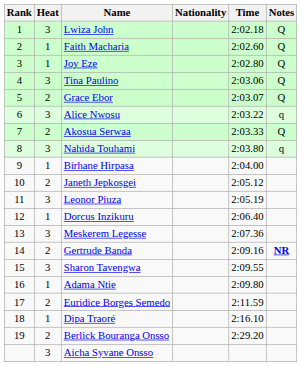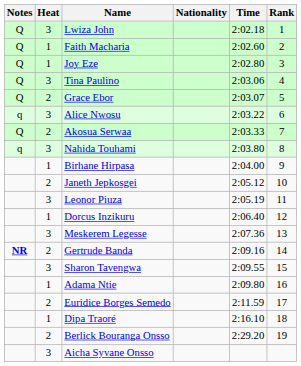columns swapped: (19, 13) <-> (281, 13)
